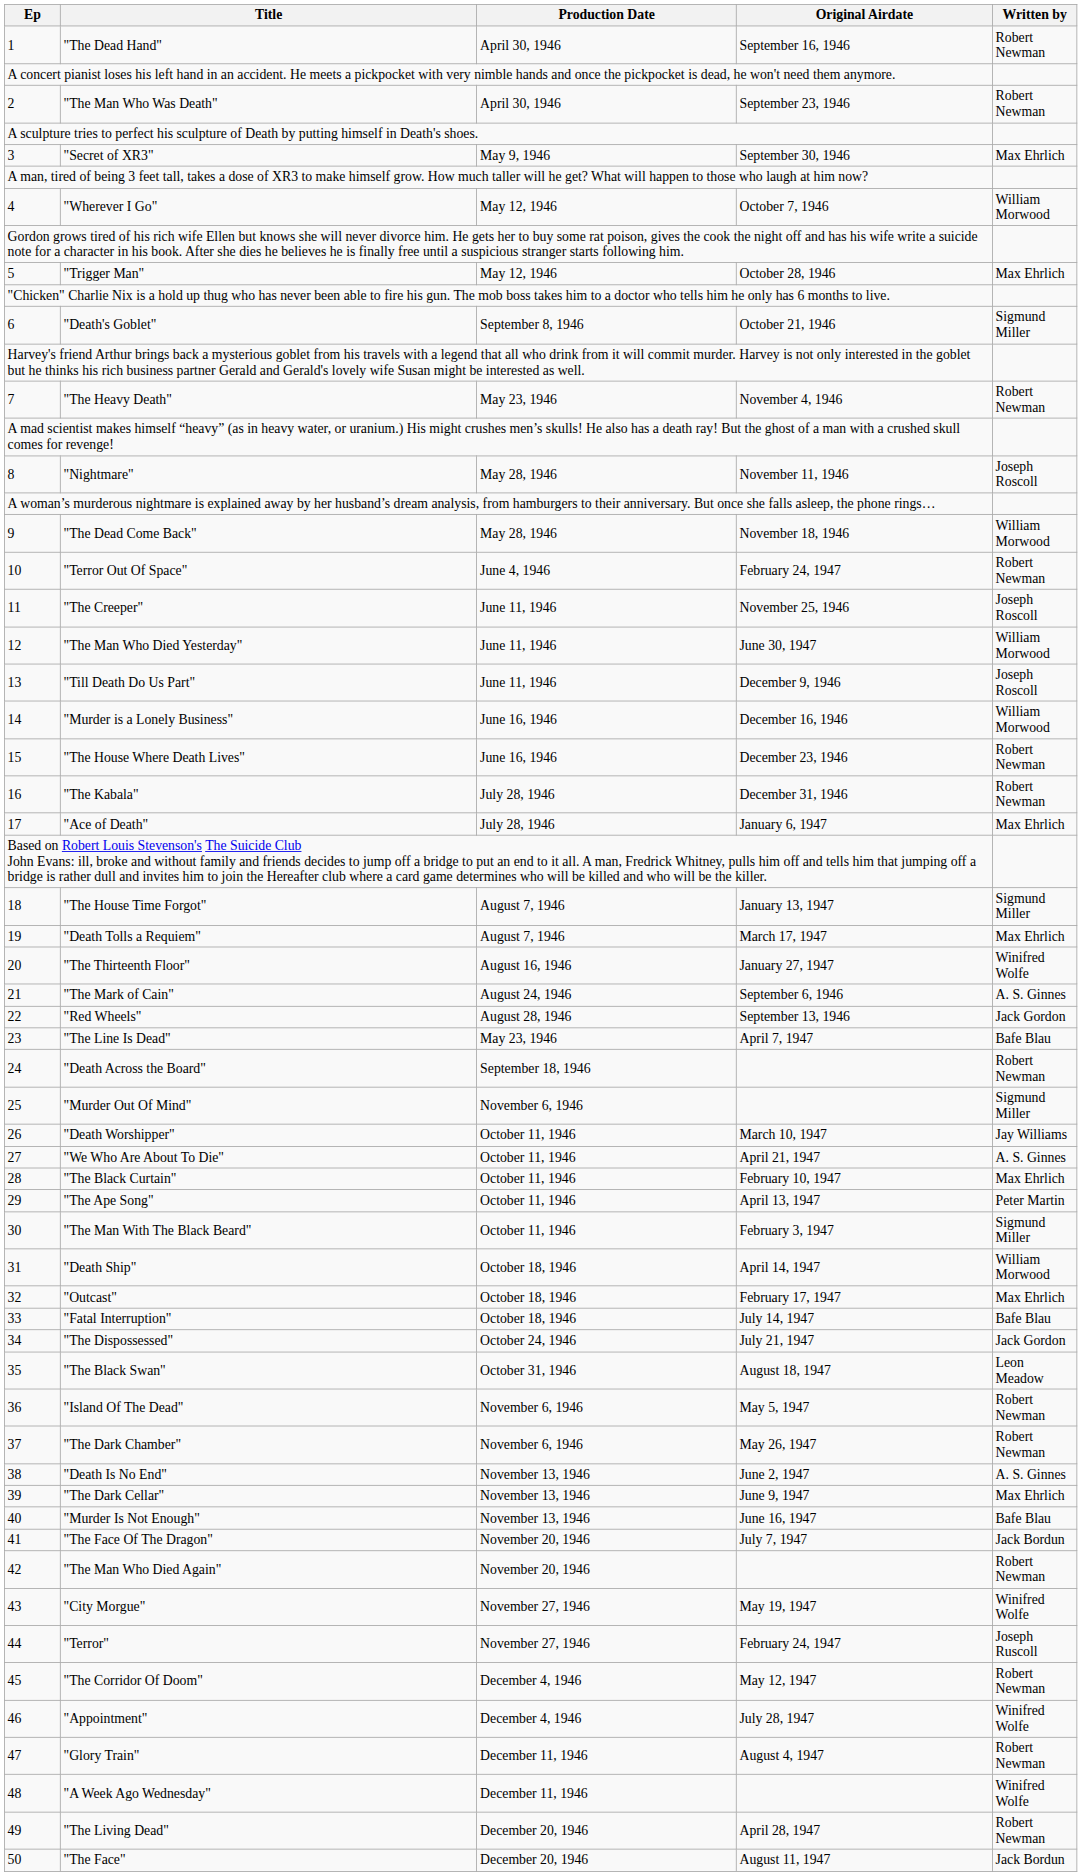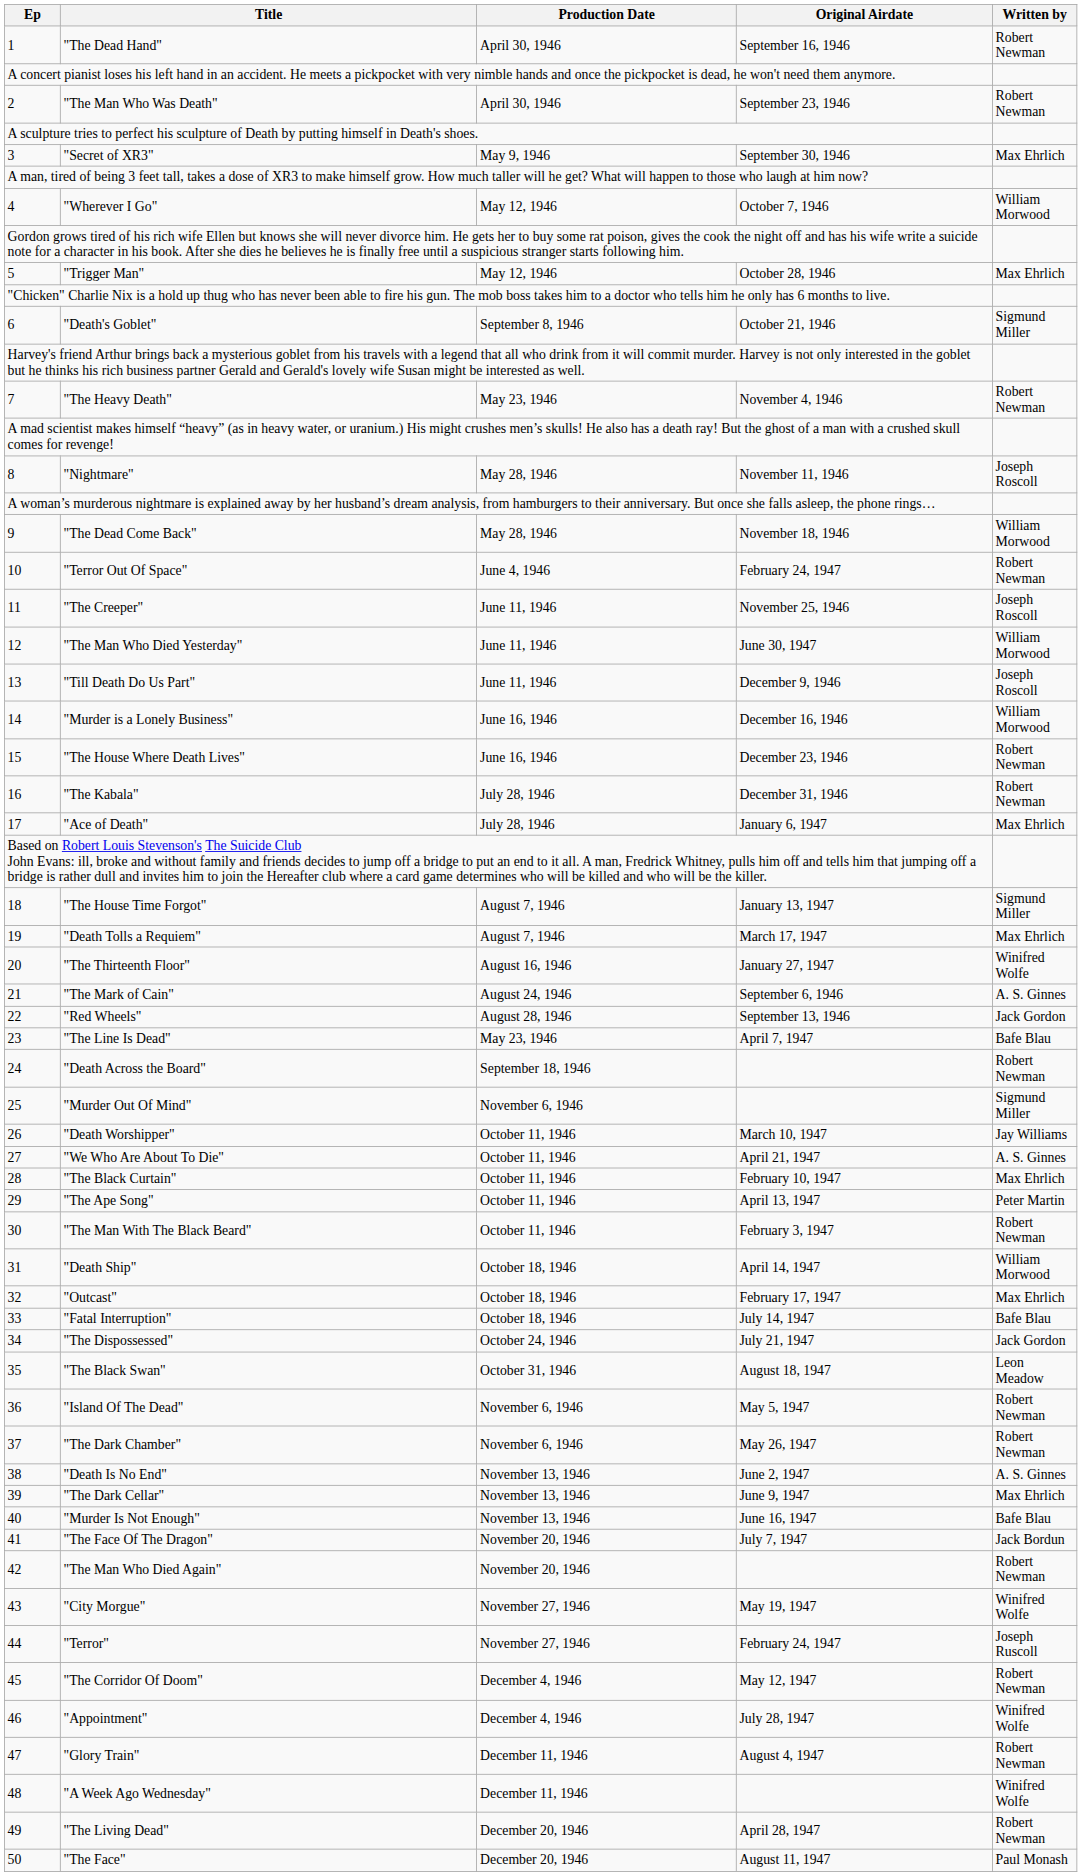(1020, 1230) Sigmund Miller -> (1020, 1230) Robert Newman
(1030, 1860) Jack Bordun -> (1032, 1860) Paul Monash
